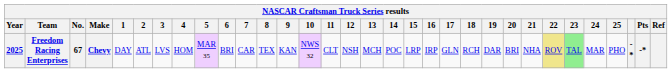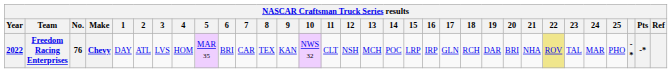(15, 50) 2025 -> (15, 50) 2022
(78, 50) 67 -> (78, 50) 76
(574, 50) lightgreen background -> (574, 50) no background
